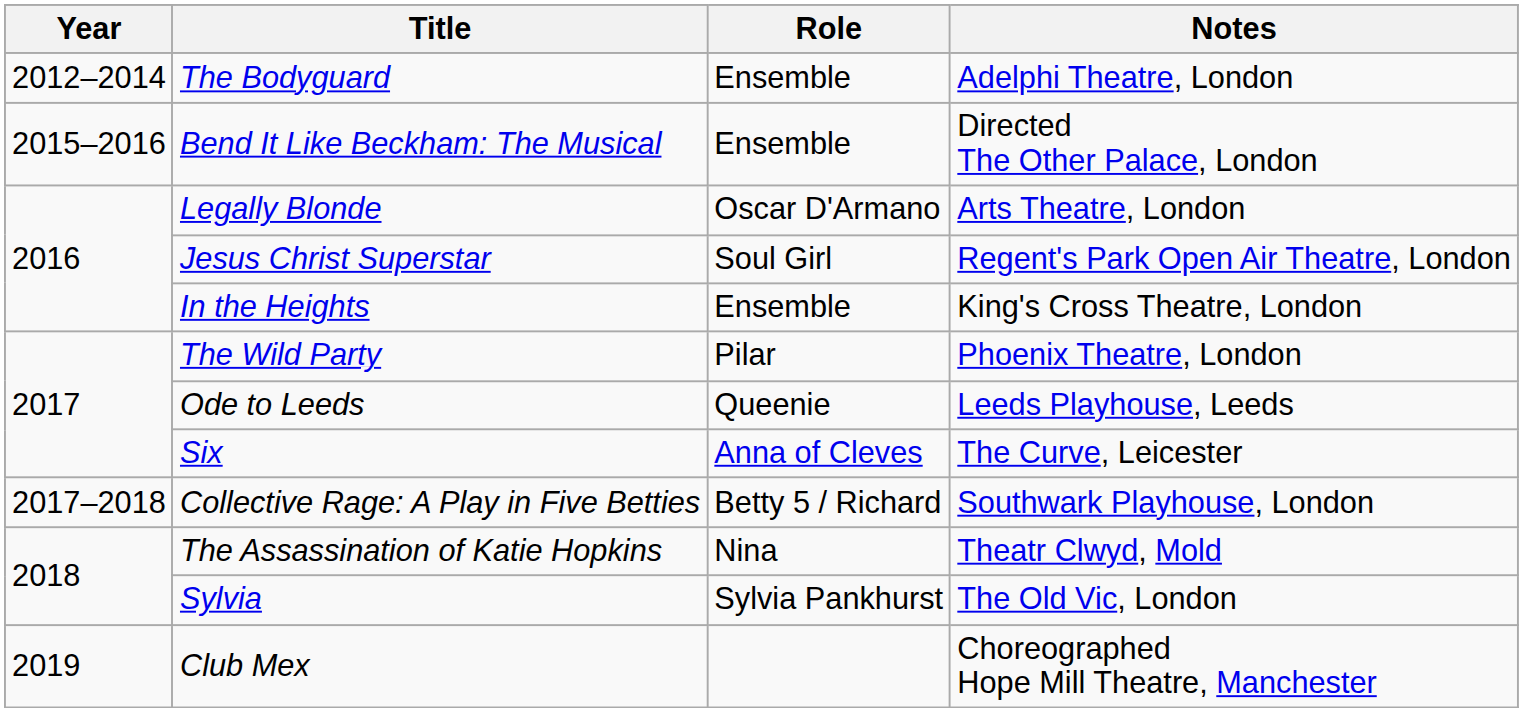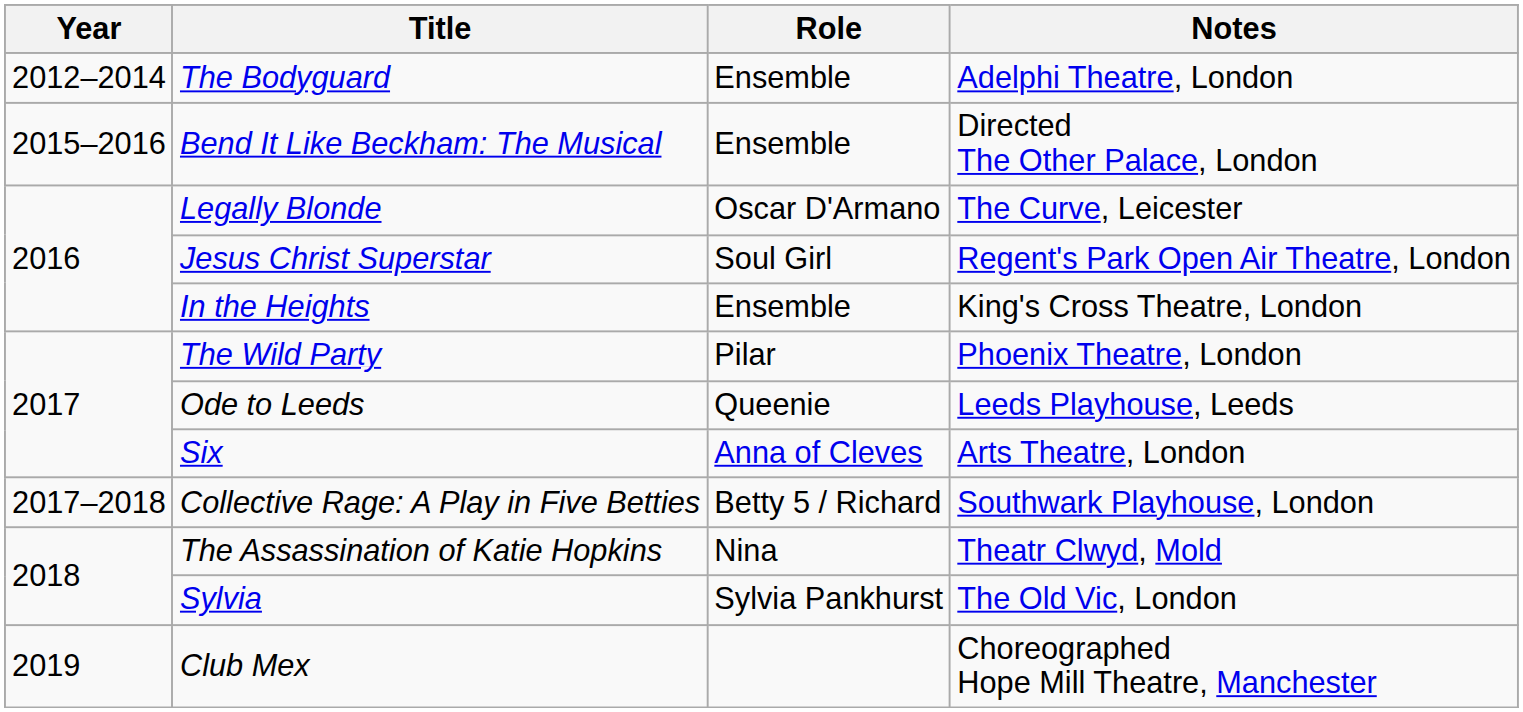(1101, 209) Arts Theatre, London -> (1100, 209) The Curve, Leicester
(1100, 453) The Curve, Leicester -> (1101, 453) Arts Theatre, London
